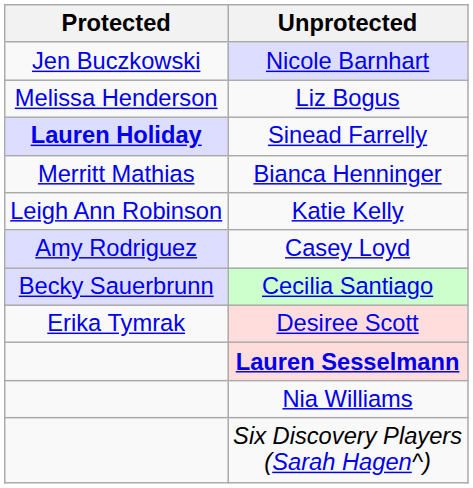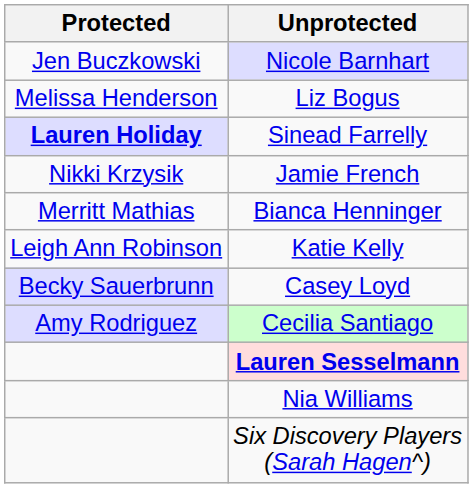+ row: (348, 173)
(116, 248) Amy Rodriguez -> (116, 286) Becky Sauerbrunn
(116, 286) Becky Sauerbrunn -> (116, 323) Amy Rodriguez
- row: (348, 323)
